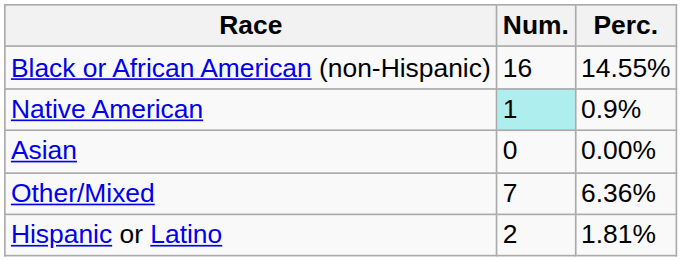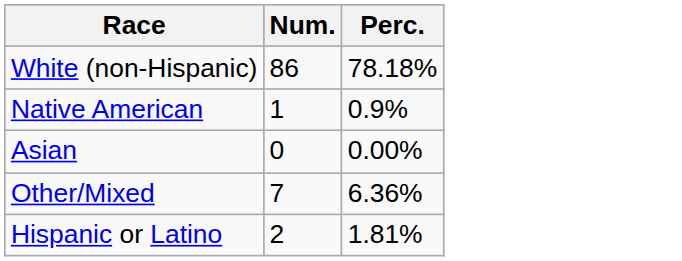+ row: (134, 67)
- row: (251, 67)
(510, 109) paleturquoise background -> (277, 109) no background
